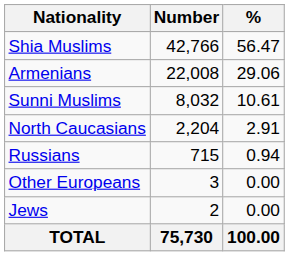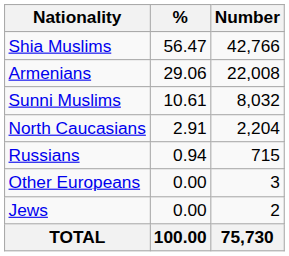columns swapped: (186, 18) <-> (254, 18)
